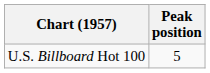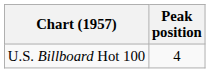(177, 56) 5 -> (177, 56) 4
